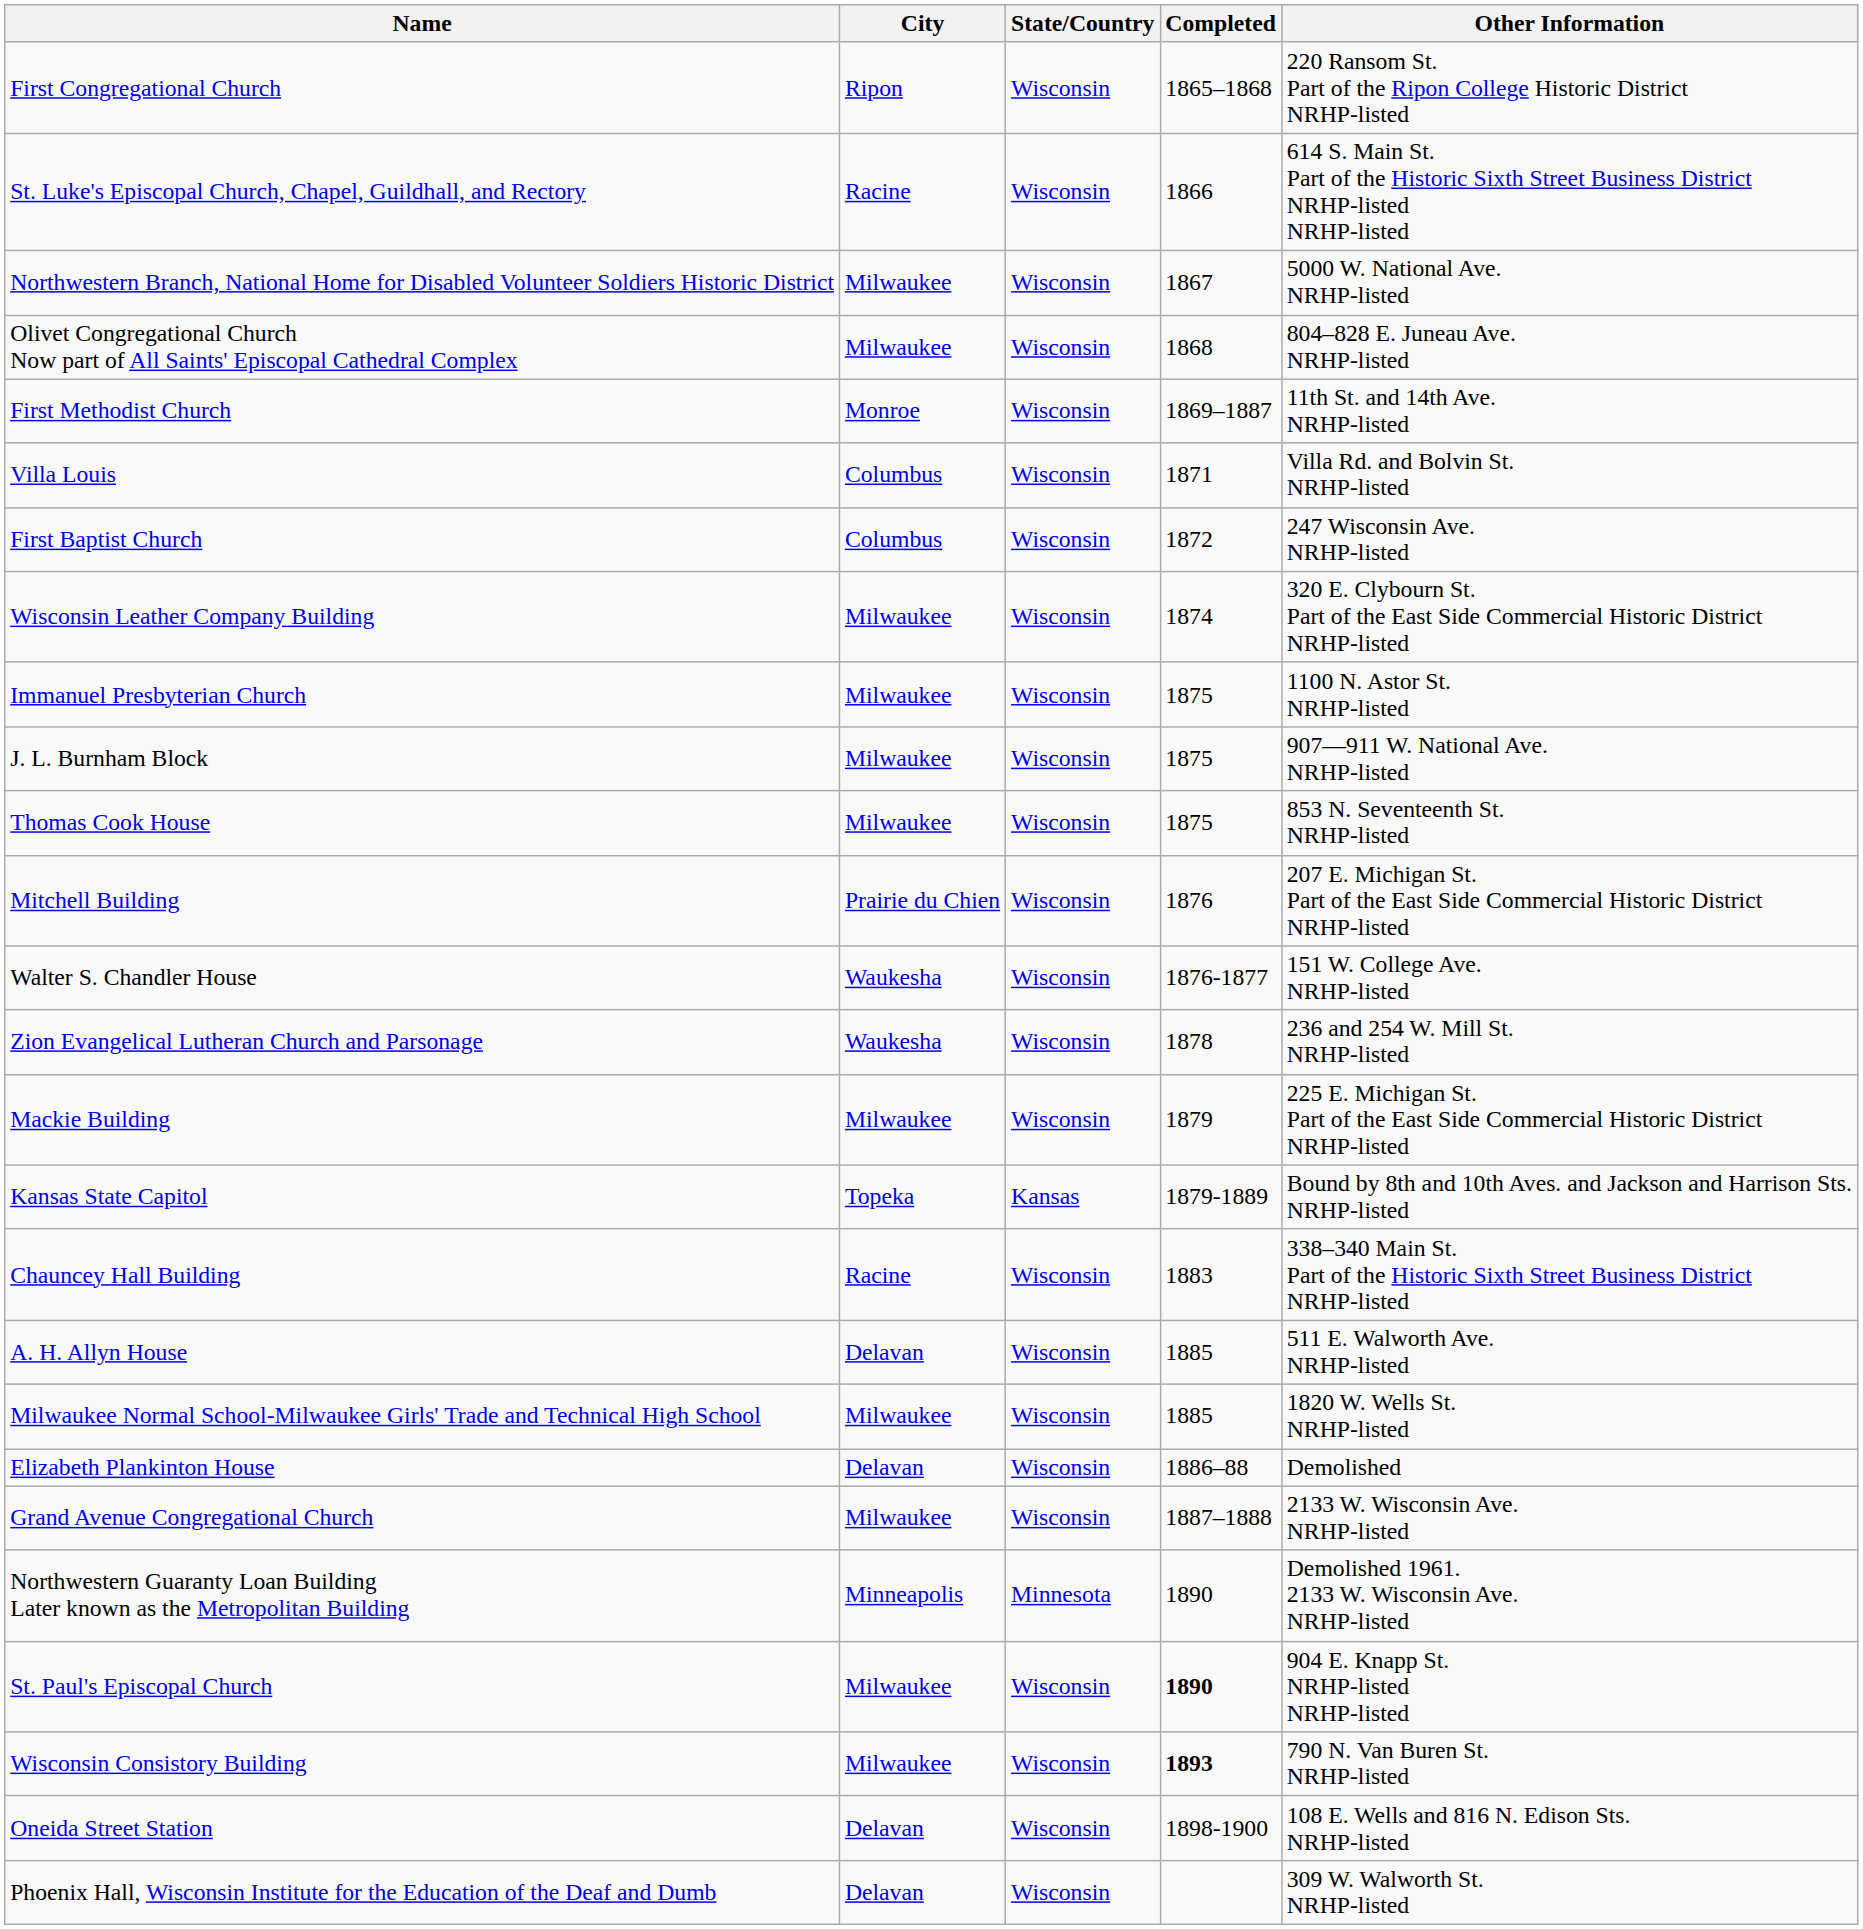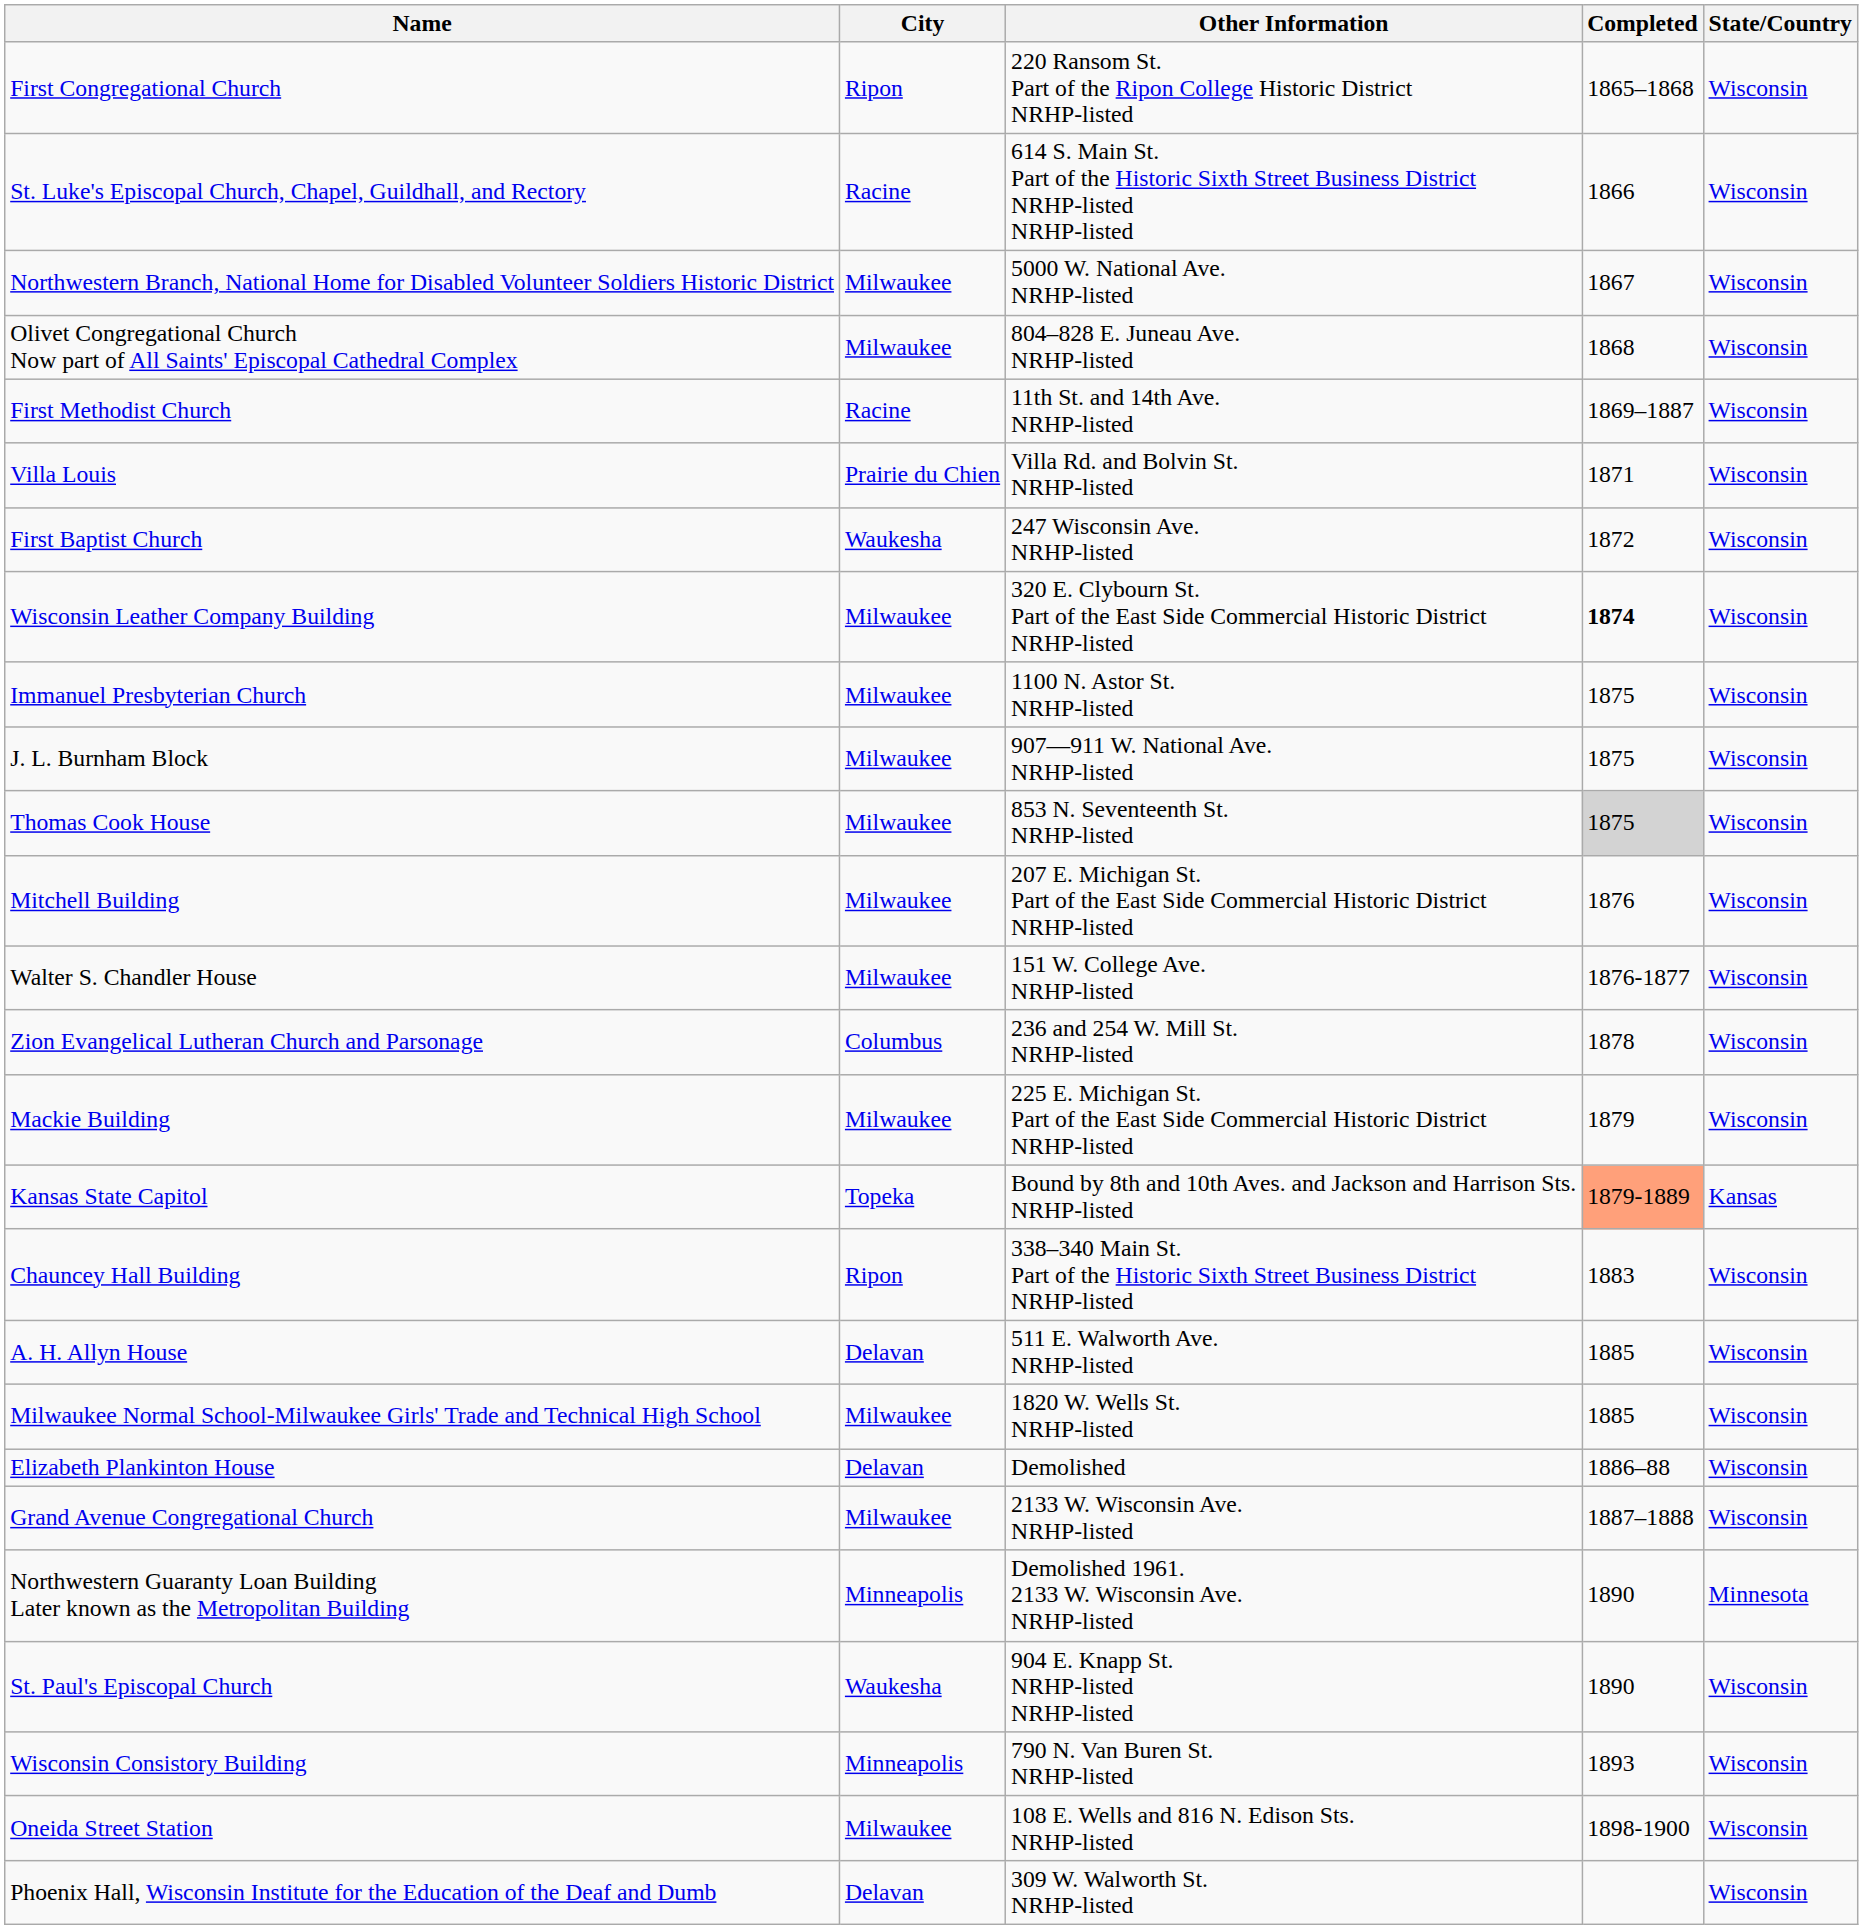columns swapped: (1083, 23) <-> (1569, 23)
(882, 410) Monroe -> (878, 410) Racine
(894, 475) Columbus -> (923, 475) Prairie du Chien
(894, 539) Columbus -> (893, 539) Waukesha
(1189, 616) normal -> (1611, 616) bold
(1189, 822) no background -> (1611, 822) lightgrey background
(923, 900) Prairie du Chien -> (898, 900) Milwaukee
(893, 977) Waukesha -> (898, 977) Milwaukee
(893, 1041) Waukesha -> (894, 1041) Columbus
(1217, 1196) no background -> (1638, 1196) lightsalmon background
(878, 1274) Racine -> (874, 1274) Ripon
(898, 1686) Milwaukee -> (893, 1686) Waukesha
(1189, 1686) bold -> (1611, 1686) normal
(898, 1763) Milwaukee -> (904, 1763) Minneapolis
(1189, 1763) bold -> (1611, 1763) normal
(884, 1827) Delavan -> (898, 1827) Milwaukee
